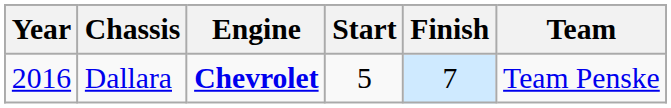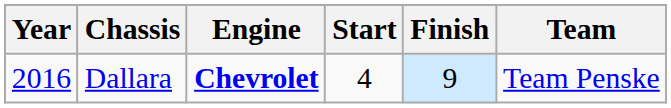(364, 77) 5 -> (364, 77) 4
(450, 77) 7 -> (450, 77) 9
